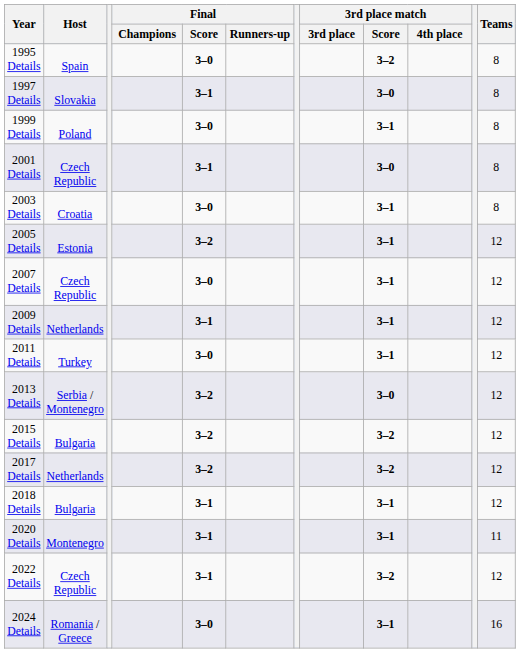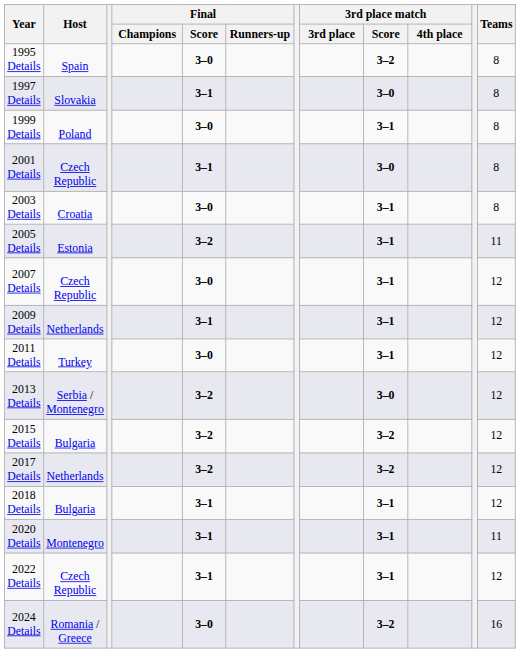(496, 241) 12 -> (496, 241) 11
(386, 577) 3–2 -> (386, 577) 3–1
(386, 624) 3–1 -> (386, 624) 3–2
